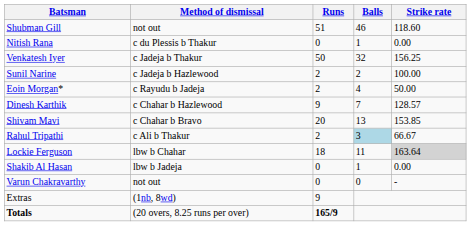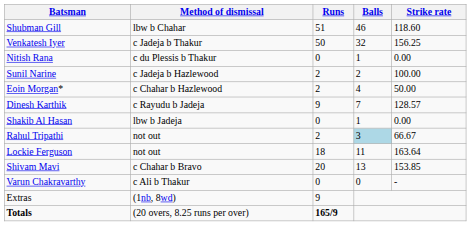(147, 27) not out -> (159, 27) lbw b Chahar
rows swapped: (36, 58) <-> (30, 43)
(169, 89) c Rayudu b Jadeja -> (178, 89) c Chahar b Hazlewood
(178, 105) c Chahar b Hazlewood -> (169, 105) c Rayudu b Jadeja
rows swapped: (39, 167) <-> (33, 120)
(161, 136) c Ali b Thakur -> (147, 136) not out
(159, 151) lbw b Chahar -> (147, 151) not out
(407, 151) lightgrey background -> (407, 151) no background
(147, 182) not out -> (161, 182) c Ali b Thakur
